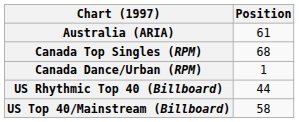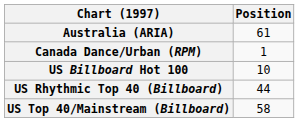- row: (119, 52)
+ row: (119, 70)
